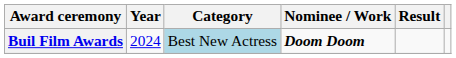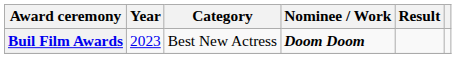(145, 41) 2024 -> (145, 41) 2023
(222, 41) lightblue background -> (222, 41) no background
